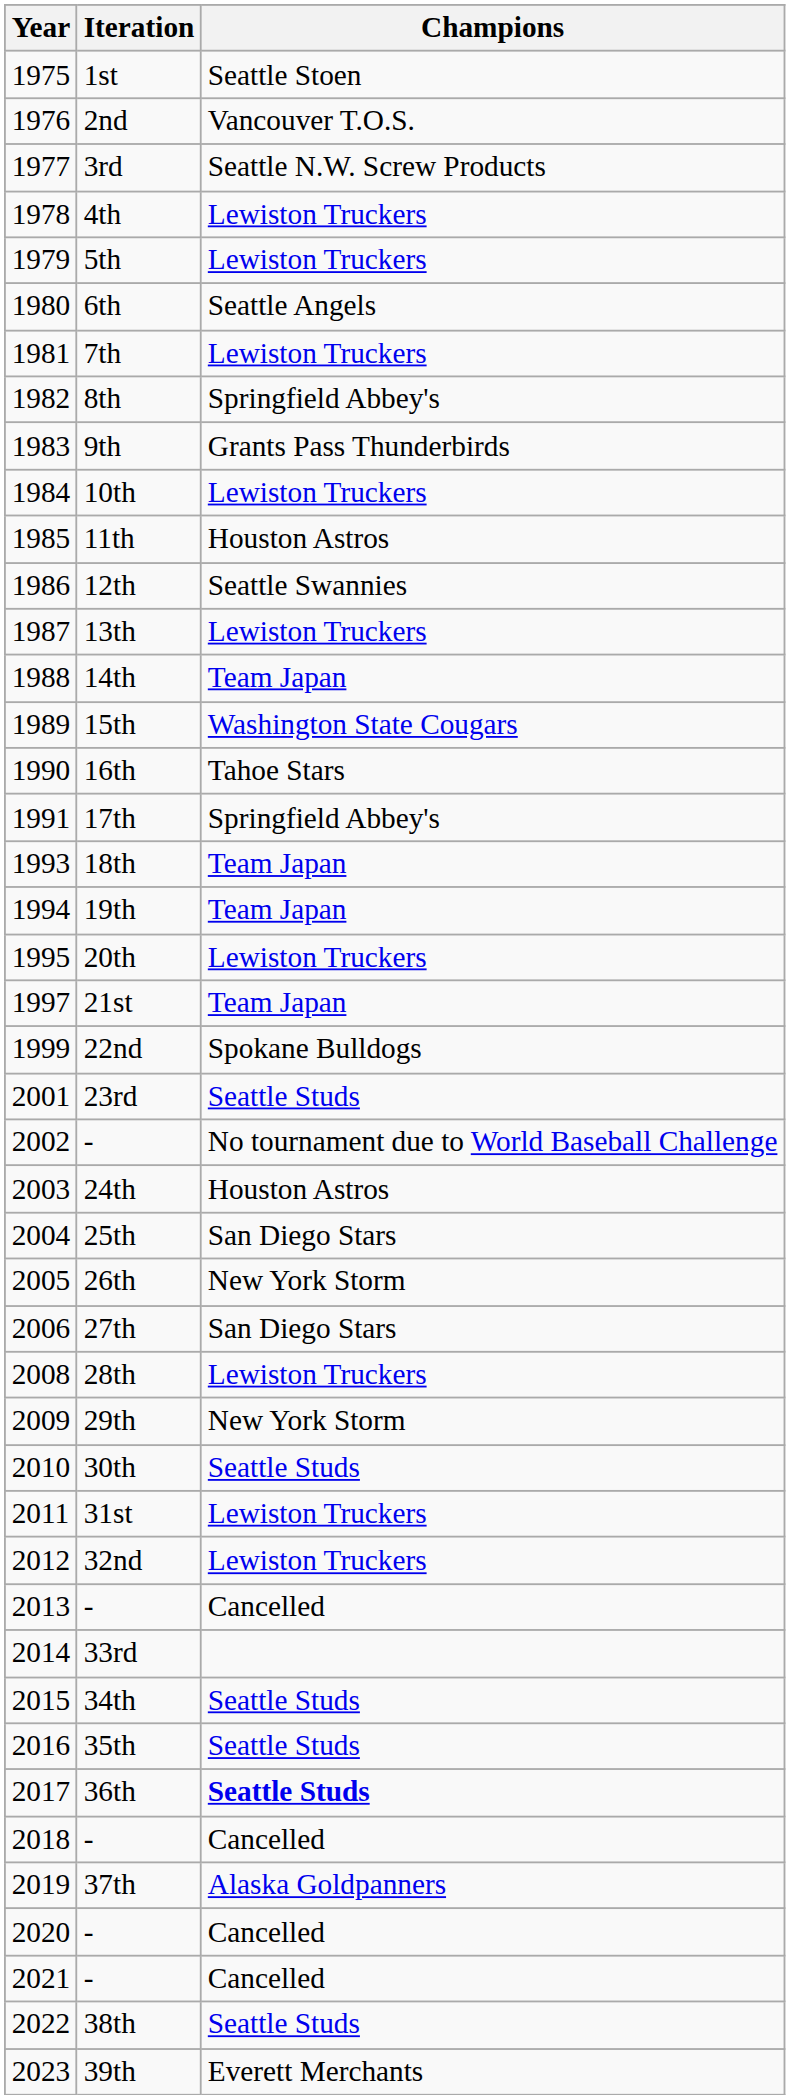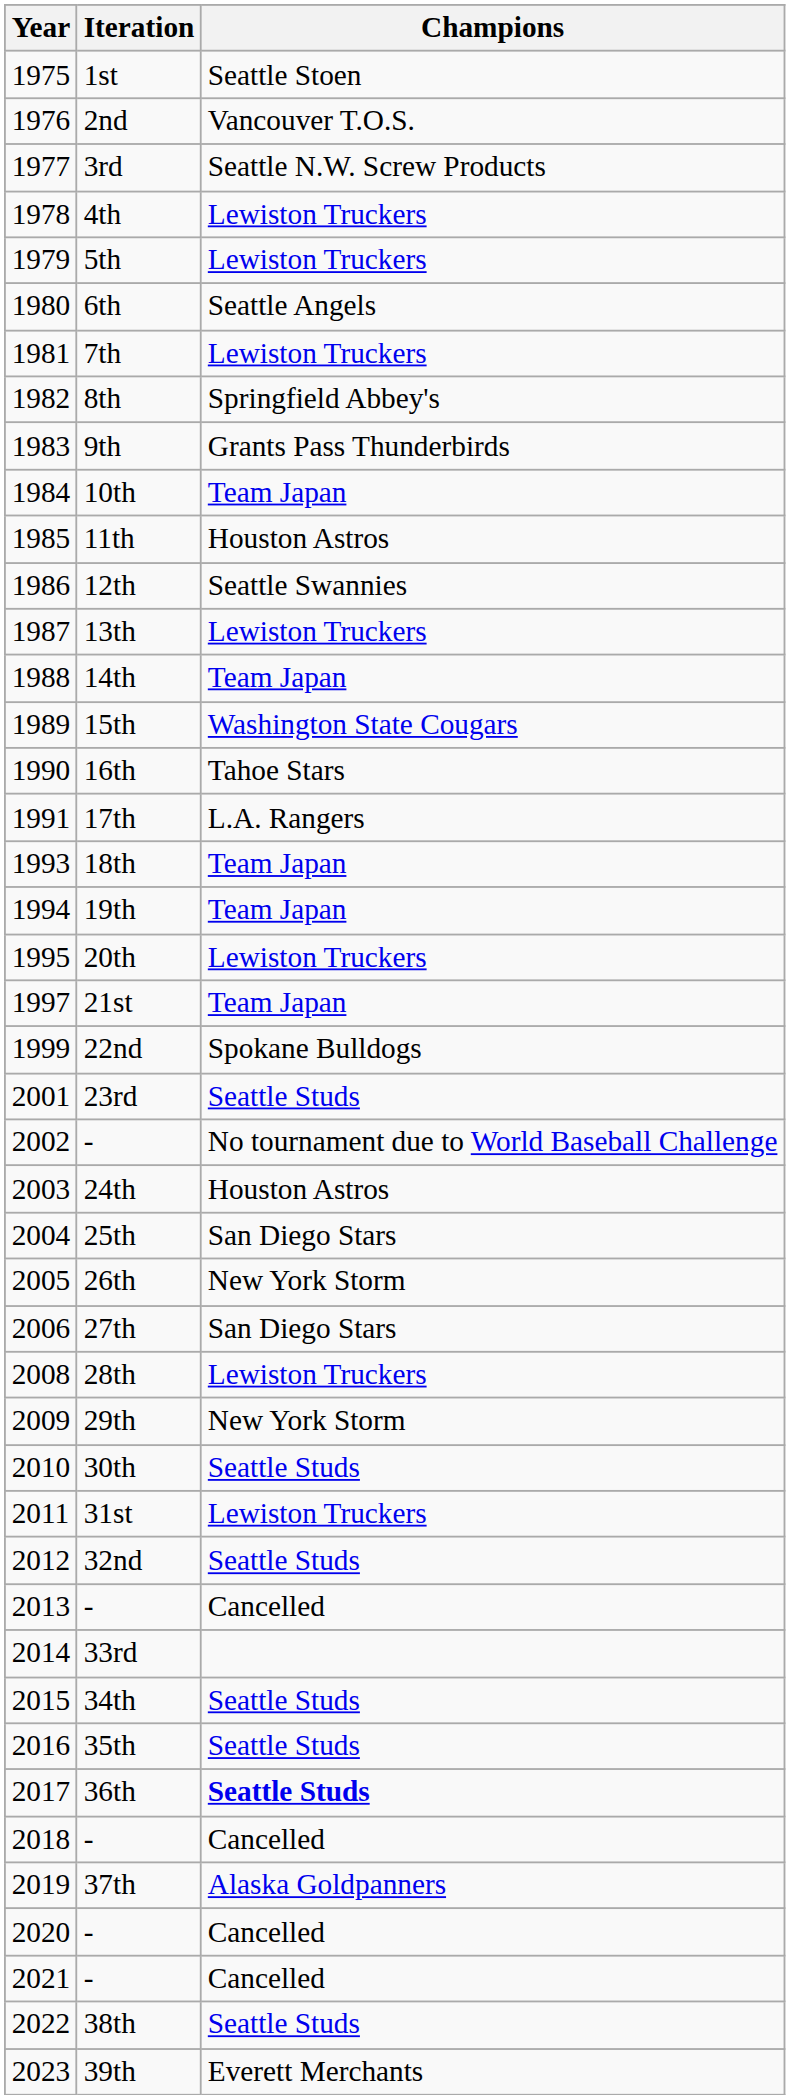(317, 492) Lewiston Truckers -> (277, 492) Team Japan
(324, 817) Springfield Abbey's -> (286, 817) L.A. Rangers
(317, 1560) Lewiston Truckers -> (284, 1560) Seattle Studs
